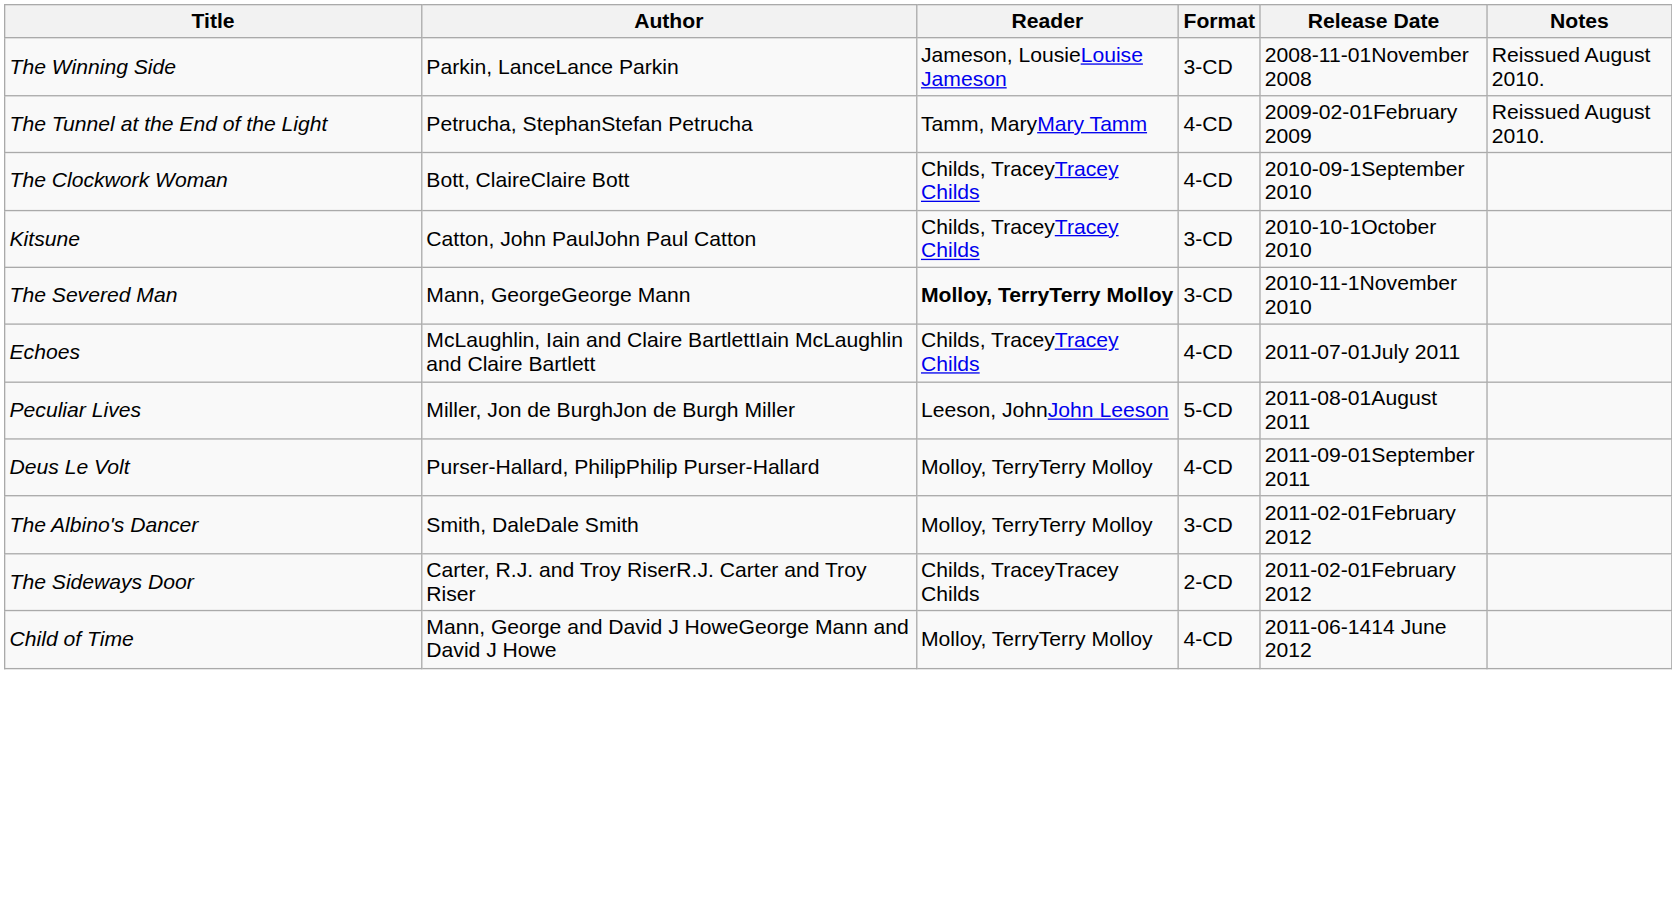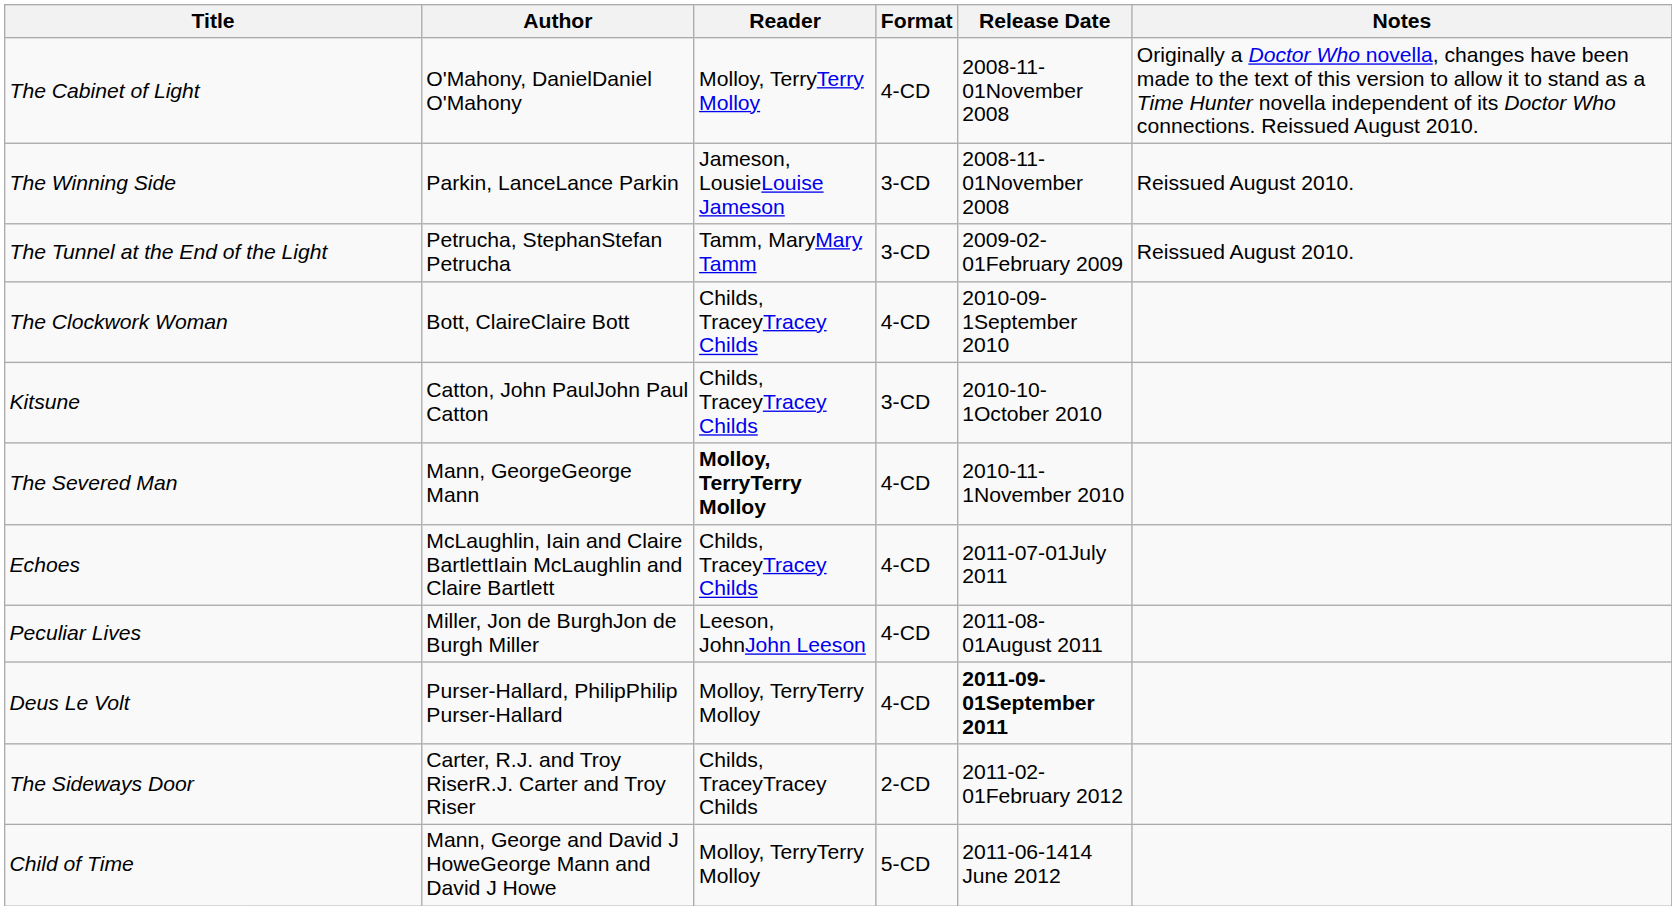+ row: (105, 90)
(1208, 123) 4-CD -> (905, 252) 3-CD
(1208, 295) 3-CD -> (905, 483) 4-CD
(1208, 410) 5-CD -> (905, 633) 4-CD
(1370, 467) normal -> (1029, 702) bold
- row: (104, 524)
(1208, 639) 4-CD -> (905, 864) 5-CD
